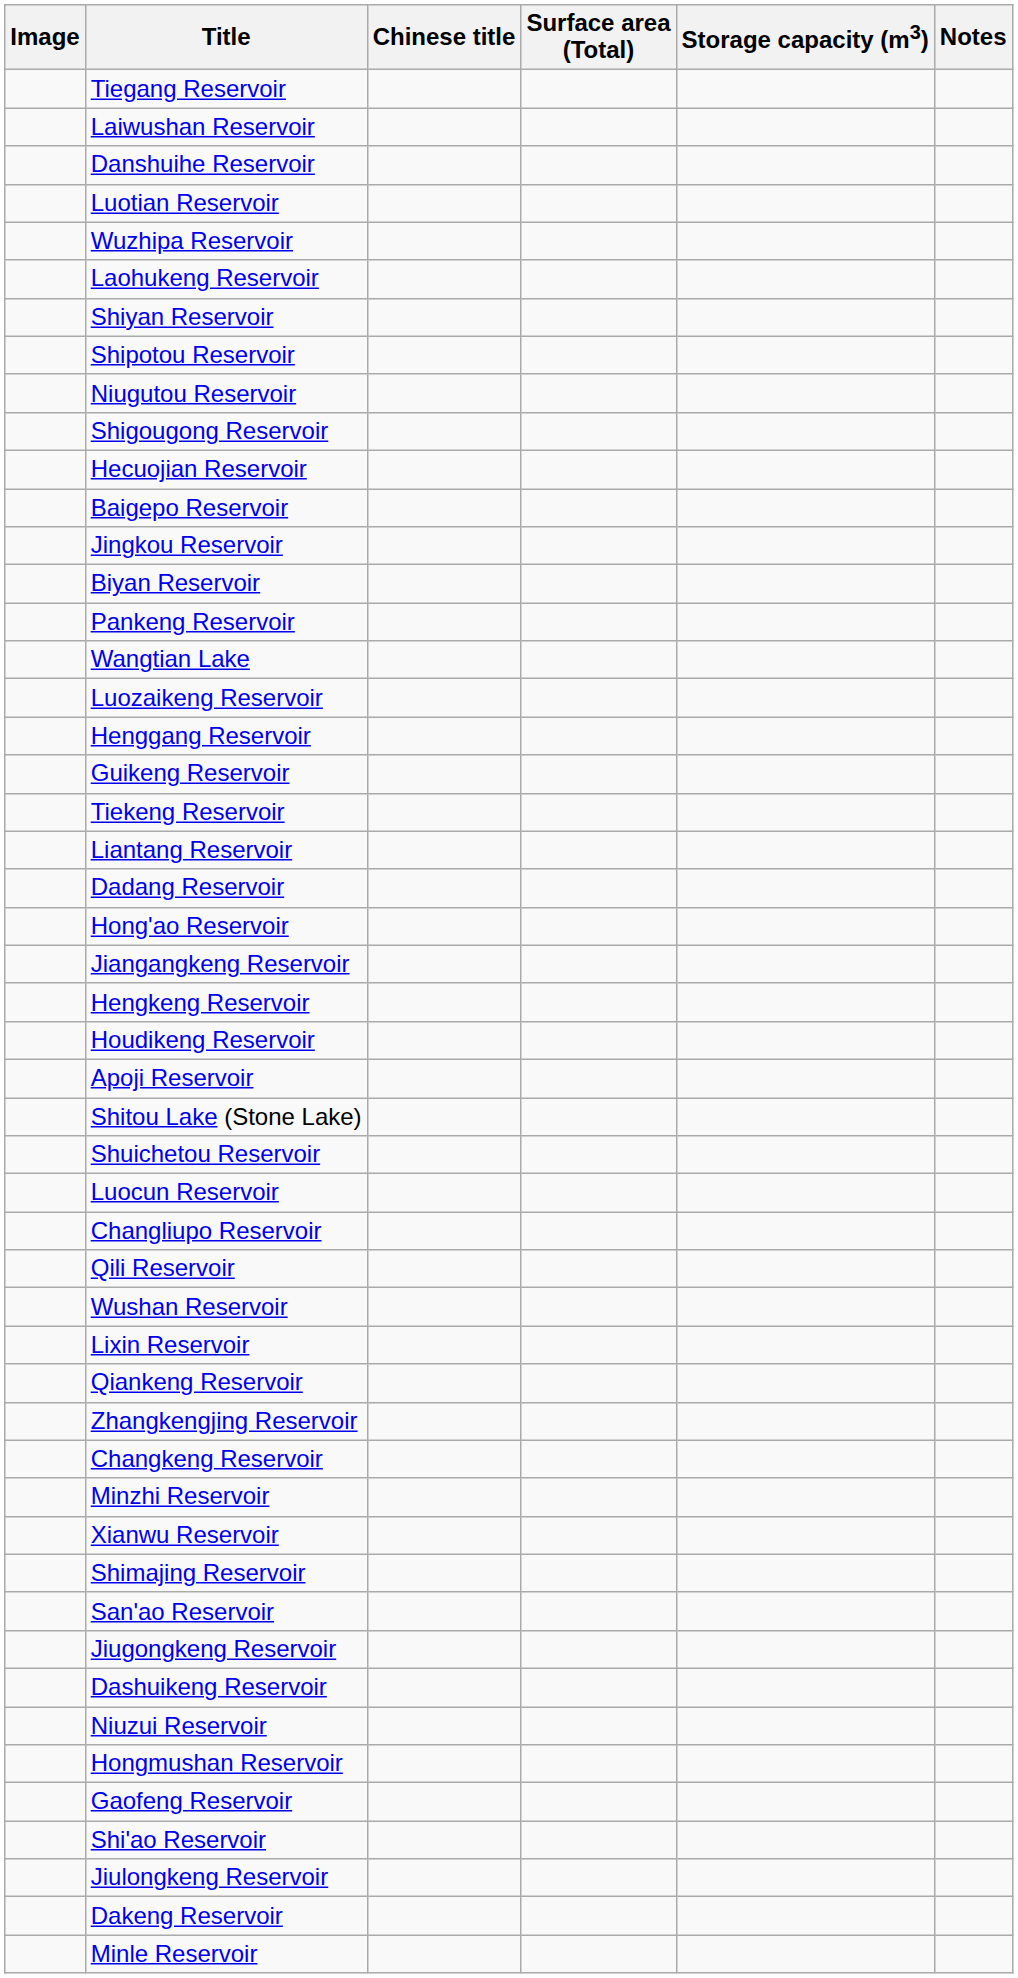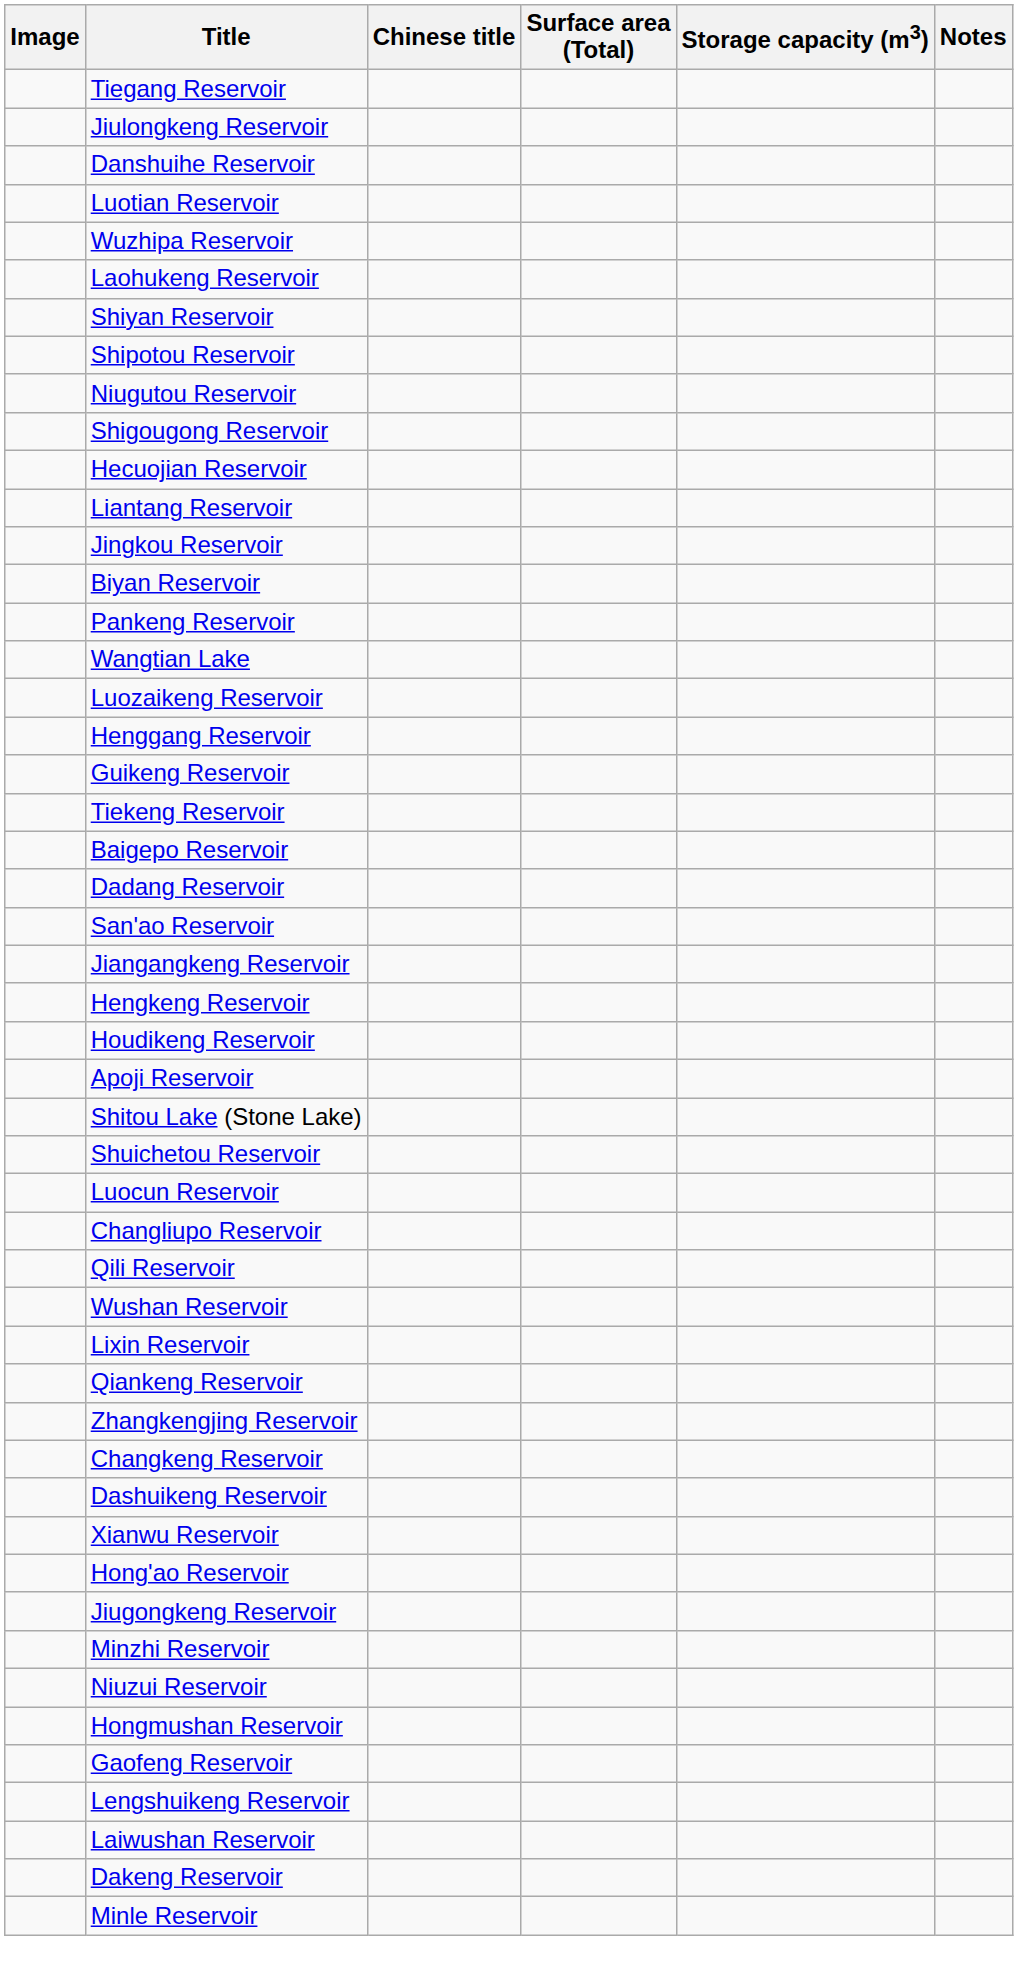rows swapped: (209, 1877) <-> (203, 126)
rows swapped: (189, 507) <-> (191, 849)
rows swapped: (190, 925) <-> (182, 1611)
rows swapped: (209, 1687) <-> (180, 1496)
- row: (198, 1573)
+ row: (220, 1801)
- row: (178, 1839)
